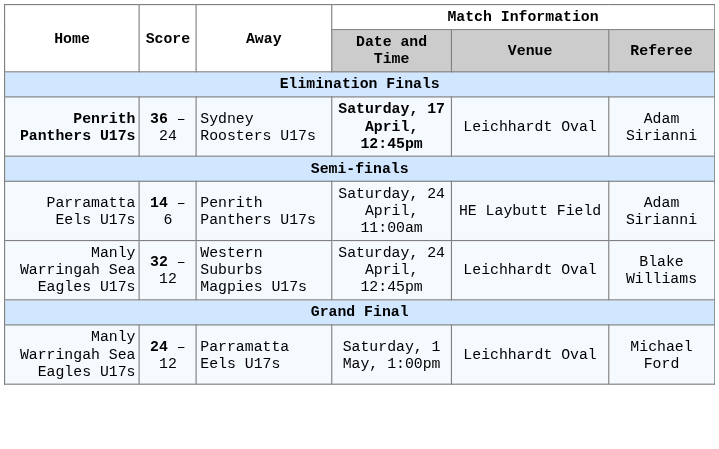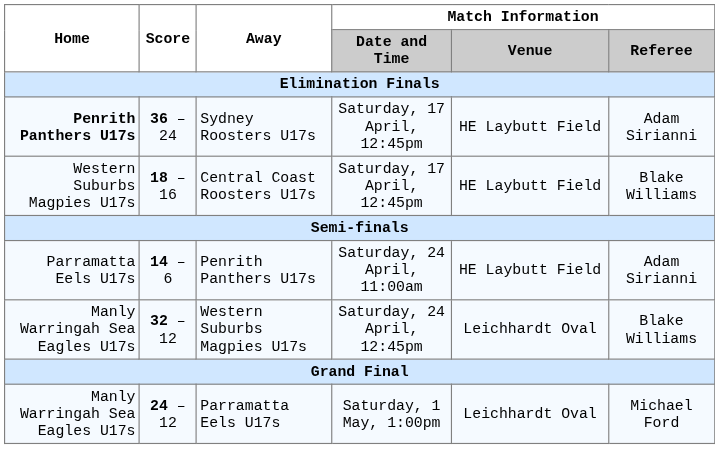(392, 127) bold -> (392, 127) normal
(530, 127) Leichhardt Oval -> (530, 127) HE Laybutt Field
+ row: (258, 186)
